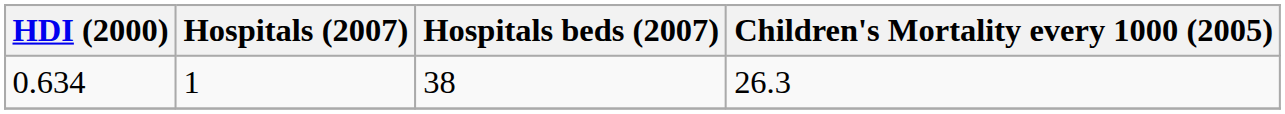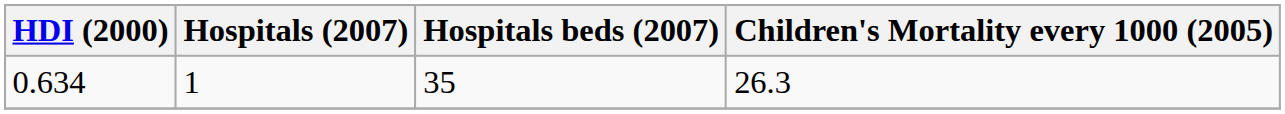(439, 81) 38 -> (439, 81) 35
